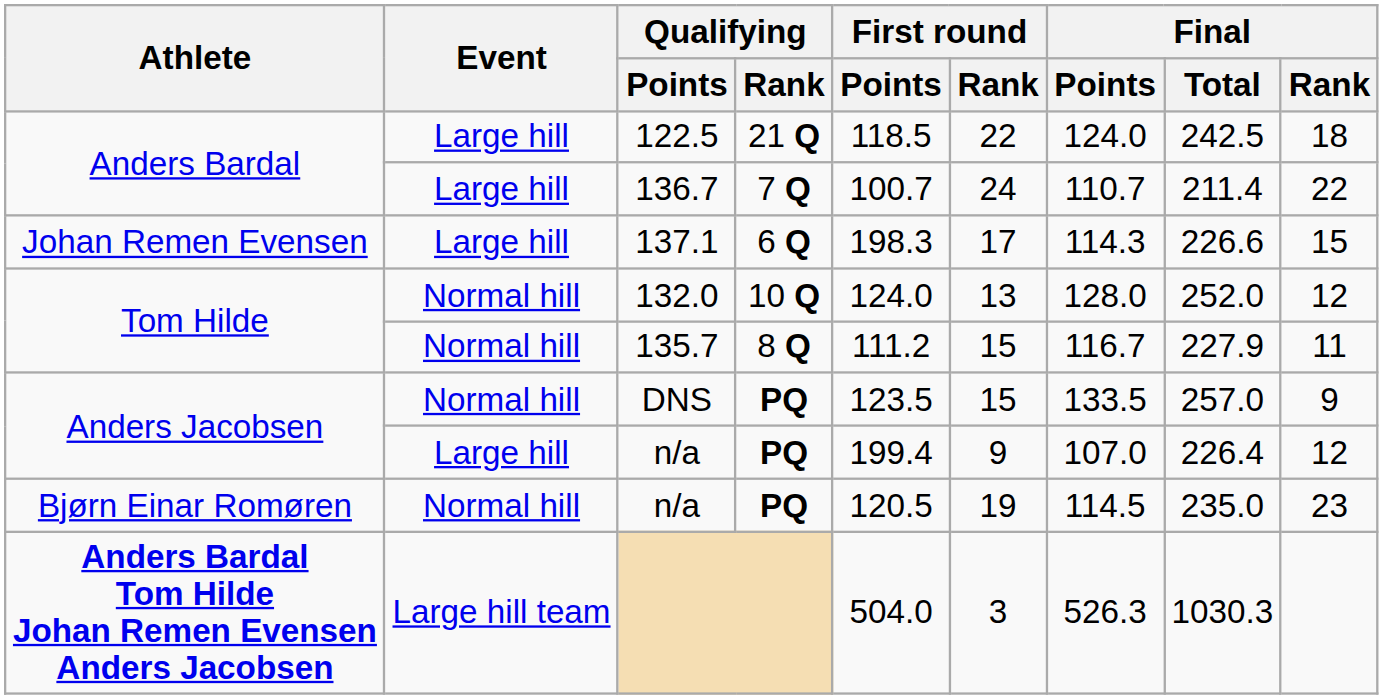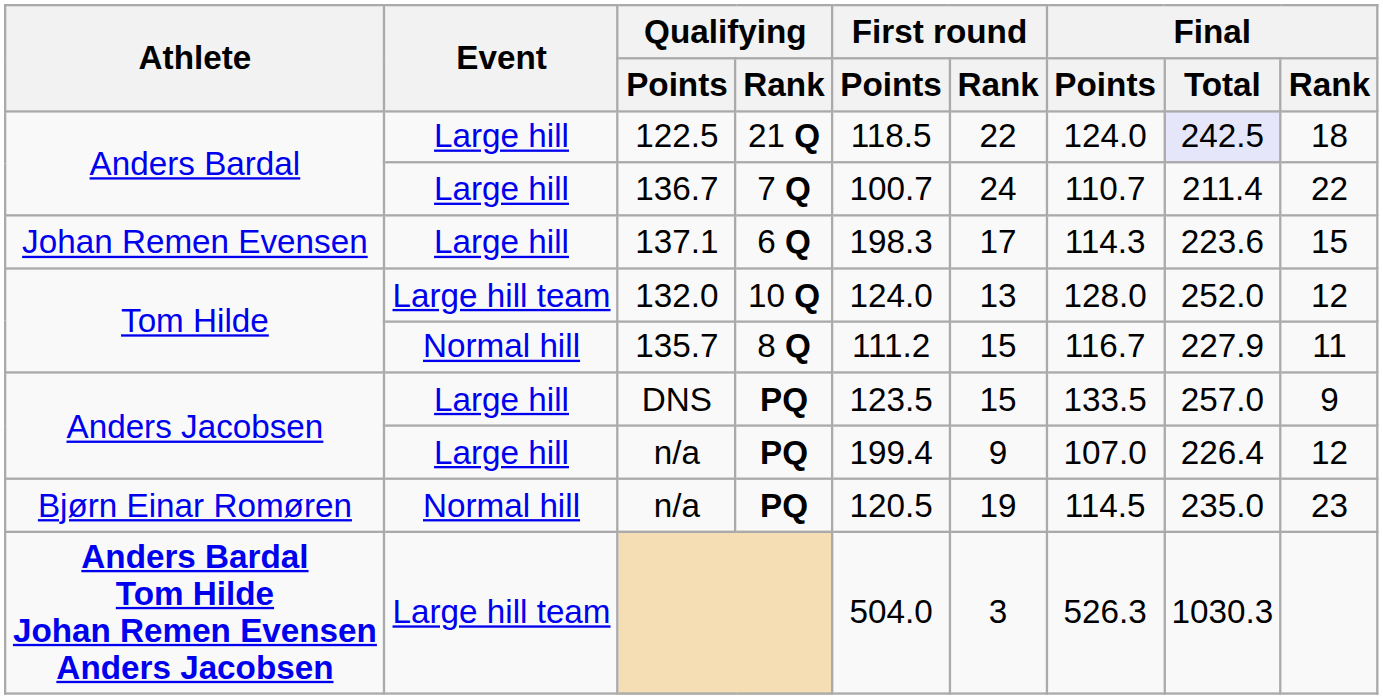(1222, 137) no background -> (1222, 137) lavender background
(1222, 242) 226.6 -> (1222, 242) 223.6
(502, 295) Normal hill -> (502, 295) Large hill team
(502, 400) Normal hill -> (502, 400) Large hill
